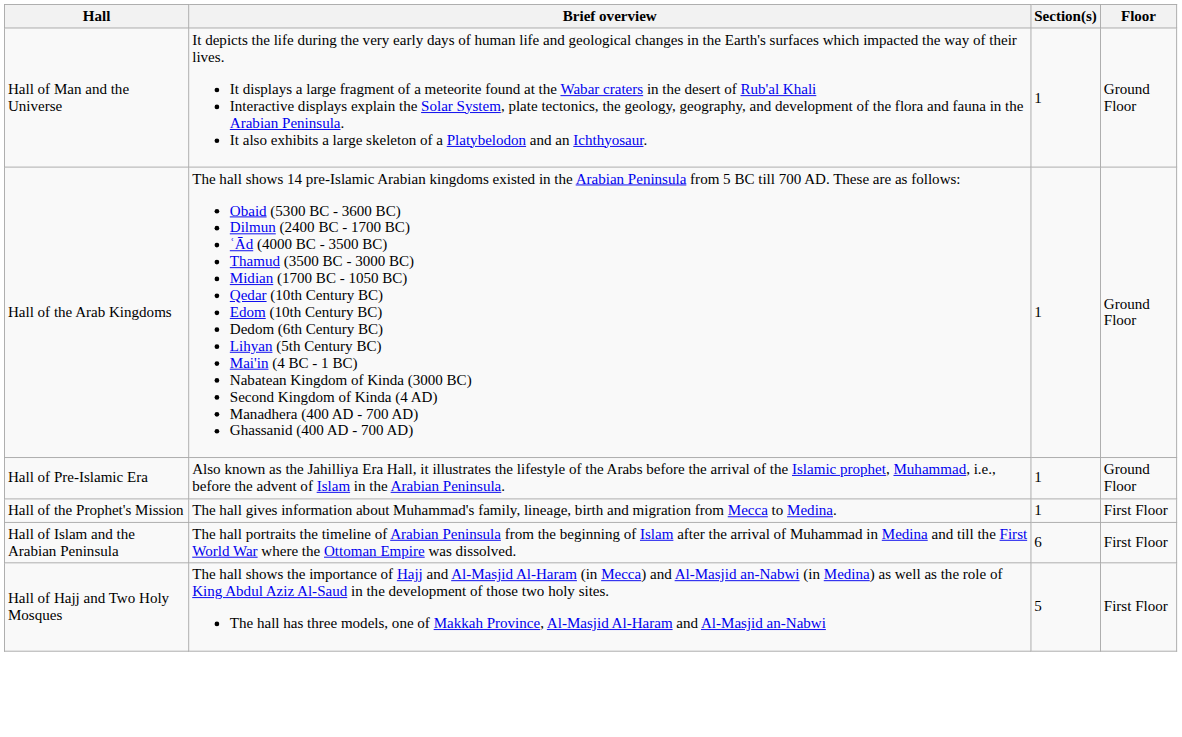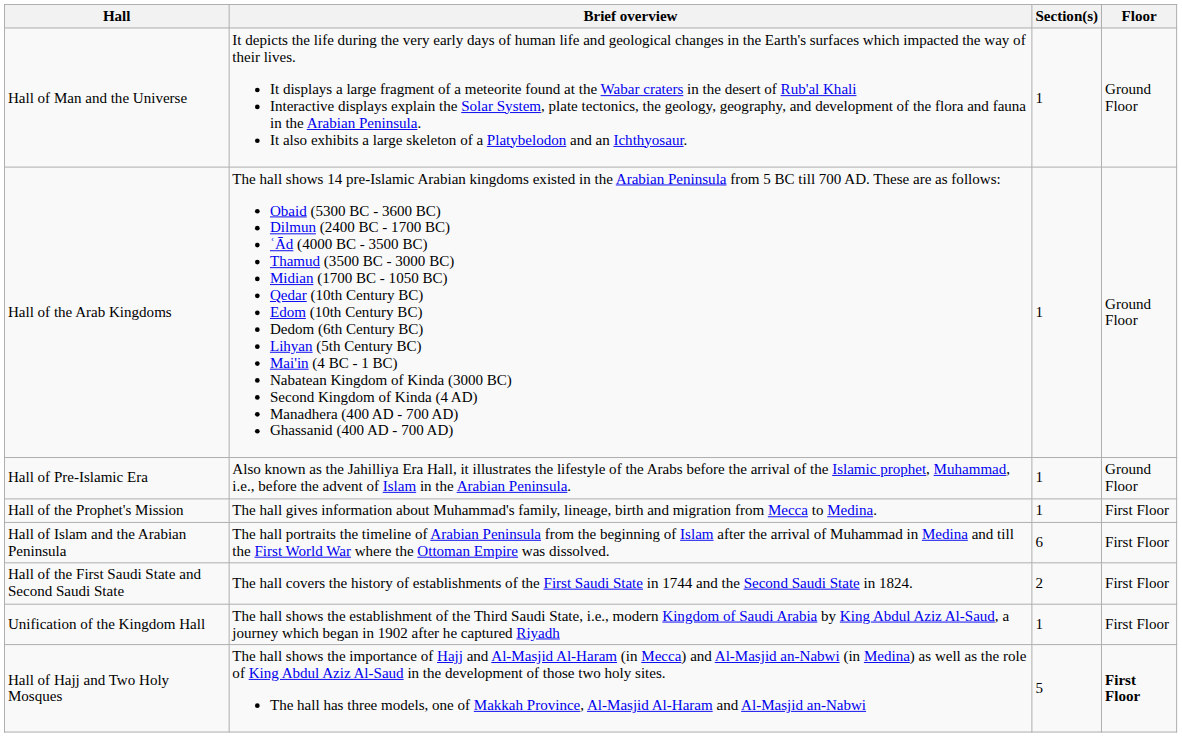+ row: (104, 583)
+ row: (107, 624)
(1136, 606) normal -> (1123, 688) bold
